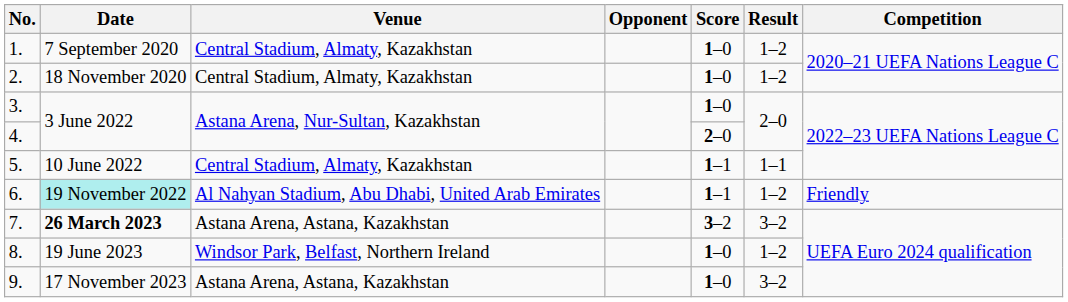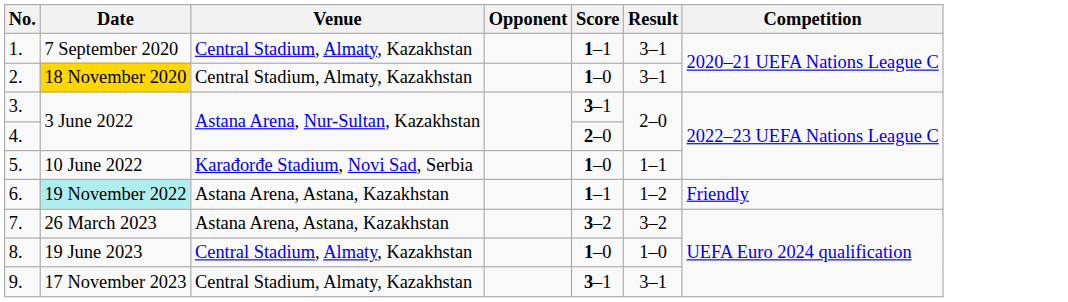(718, 48) 1–0 -> (598, 48) 1–1
(773, 48) 1–2 -> (653, 48) 3–1
(115, 77) no background -> (115, 77) gold background
(773, 77) 1–2 -> (653, 77) 3–1
(718, 106) 1–0 -> (598, 106) 3–1
(334, 164) Central Stadium, Almaty, Kazakhstan -> (334, 164) Karađorđe Stadium, Novi Sad, Serbia
(718, 164) 1–1 -> (598, 164) 1–0
(398, 194) Al Nahyan Stadium, Abu Dhabi, United Arab Emirates -> (322, 194) Astana Arena, Astana, Kazakhstan
(103, 223) bold -> (101, 223) normal
(342, 252) Windsor Park, Belfast, Northern Ireland -> (334, 252) Central Stadium, Almaty, Kazakhstan
(773, 252) 1–2 -> (653, 252) 1–0
(322, 281) Astana Arena, Astana, Kazakhstan -> (334, 281) Central Stadium, Almaty, Kazakhstan
(718, 281) 1–0 -> (598, 281) 3–1
(773, 281) 3–2 -> (653, 281) 3–1
